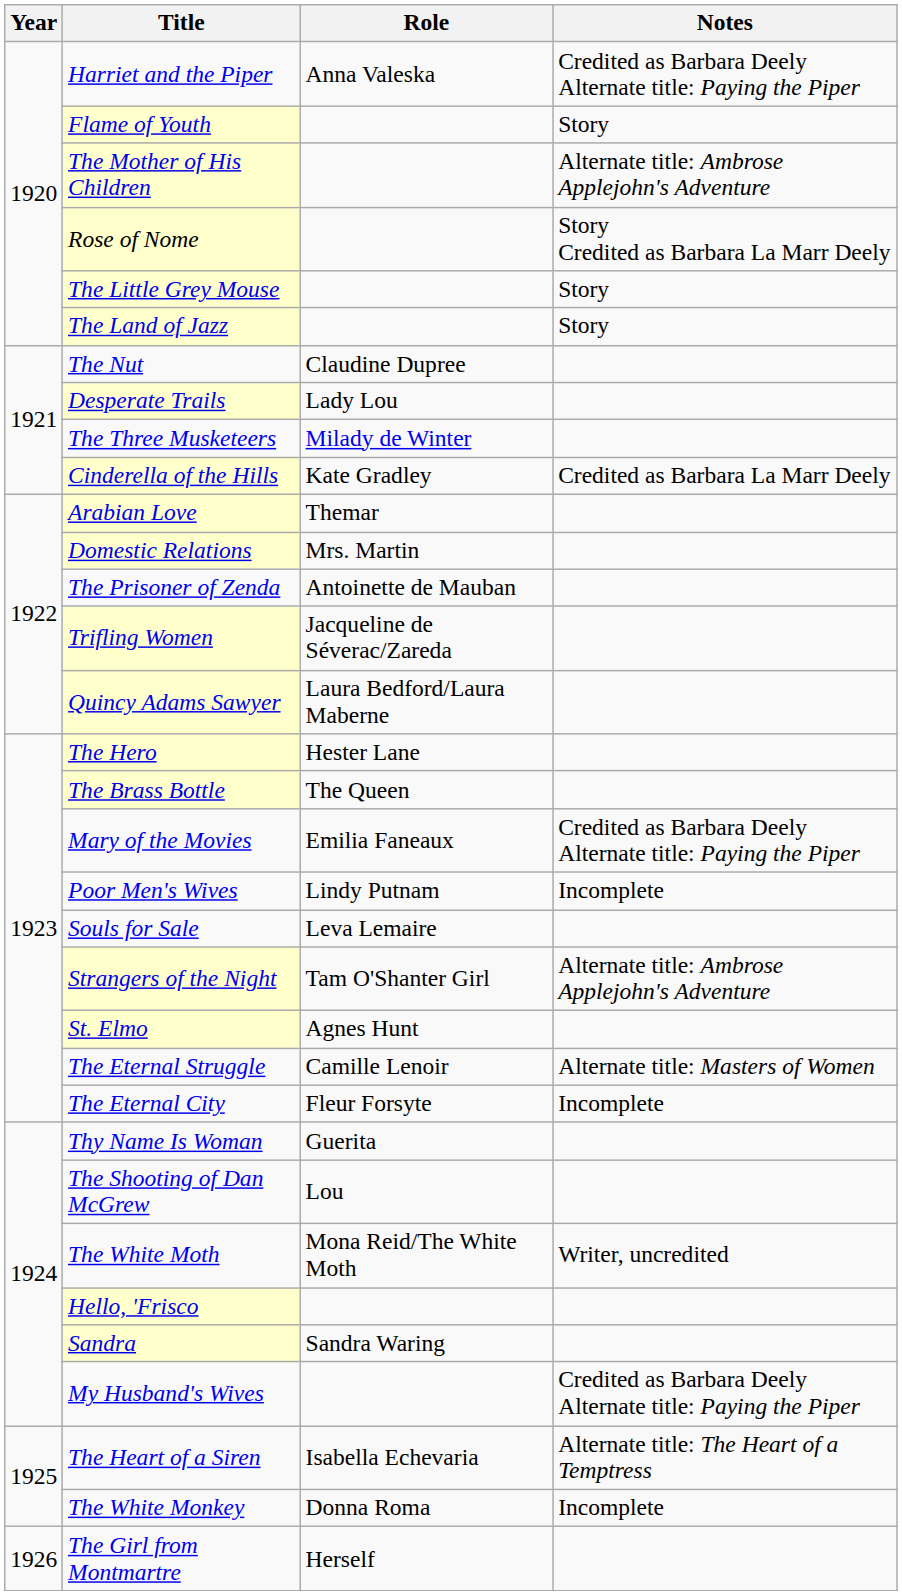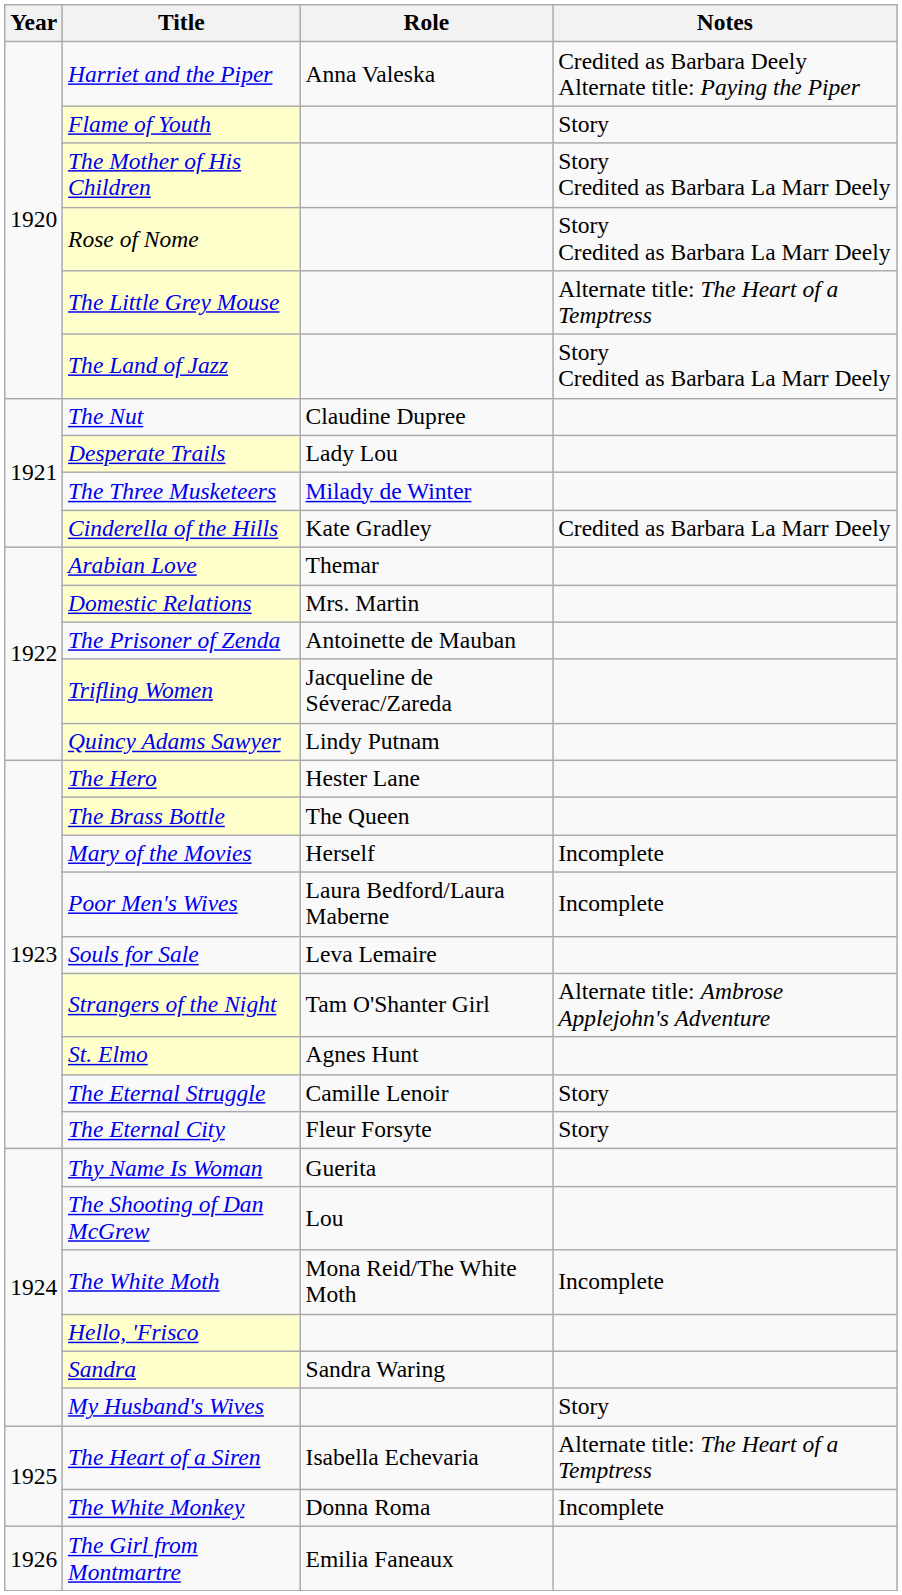(671, 174) Alternate title: Ambrose Applejohn's Adventure -> (724, 174) Story Credited as Barbara La Marr Deely
(584, 289) Story -> (698, 302) Alternate title: The Heart of a Temptress
(584, 326) Story -> (724, 366) Story Credited as Barbara La Marr Deely
(405, 701) Laura Bedford/Laura Maberne -> (373, 741) Lindy Putnam
(380, 840) Emilia Faneaux -> (340, 853) Herself
(709, 840) Credited as Barbara Deely Alternate title: Paying the Piper -> (611, 853) Incomplete
(373, 890) Lindy Putnam -> (405, 903) Laura Bedford/Laura Maberne
(716, 1066) Alternate title: Masters of Women -> (584, 1092) Story
(611, 1103) Incomplete -> (584, 1130) Story
(643, 1255) Writer, uncredited -> (611, 1281) Incomplete
(709, 1393) Credited as Barbara Deely Alternate title: Paying the Piper -> (584, 1406) Story
(340, 1558) Herself -> (380, 1558) Emilia Faneaux
